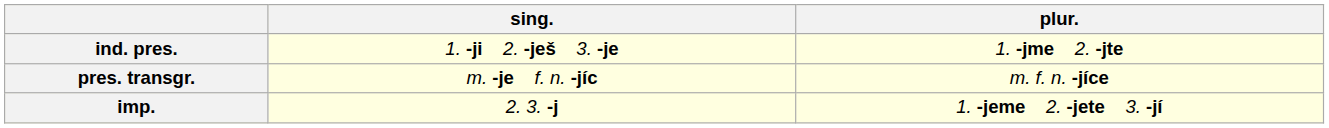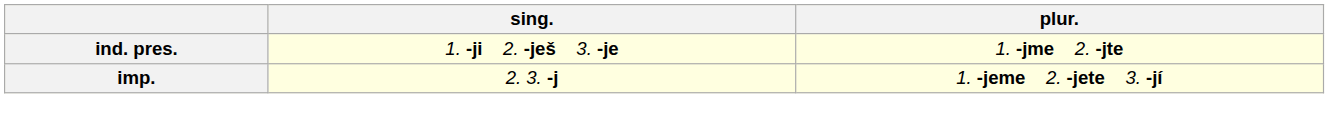- row: (136, 78)
